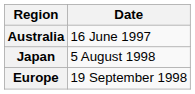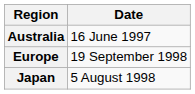rows swapped: (36, 57) <-> (36, 78)
